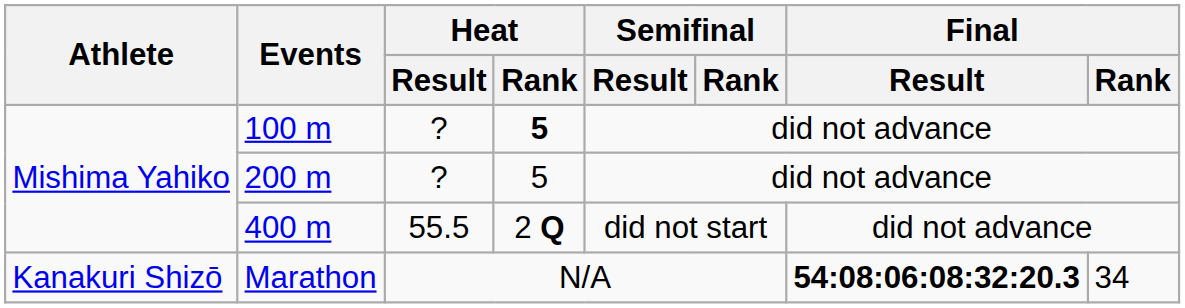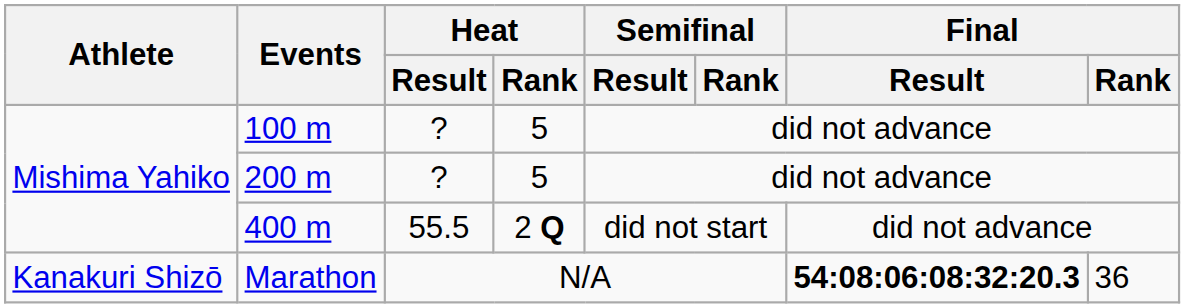(539, 129) bold -> (539, 129) normal
(1112, 277) 34 -> (1112, 277) 36
